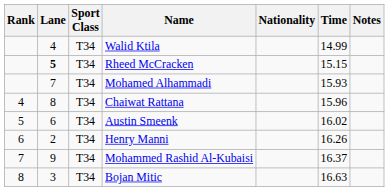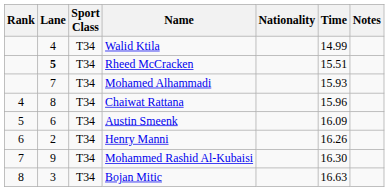(334, 64) 15.15 -> (334, 64) 15.51
(334, 121) 16.02 -> (334, 121) 16.09
(334, 158) 16.37 -> (334, 158) 16.30
